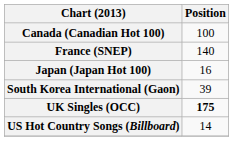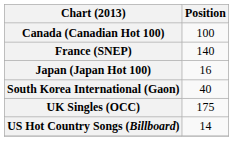(205, 88) 39 -> (205, 88) 40
(205, 107) bold -> (205, 107) normal
